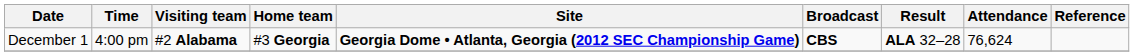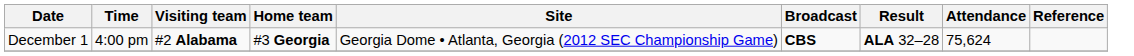(570, 40) bold -> (559, 40) normal
(990, 40) 76,624 -> (968, 40) 75,624
